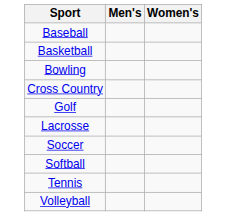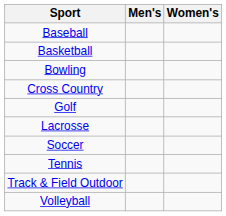- row: (65, 164)
+ row: (65, 182)
